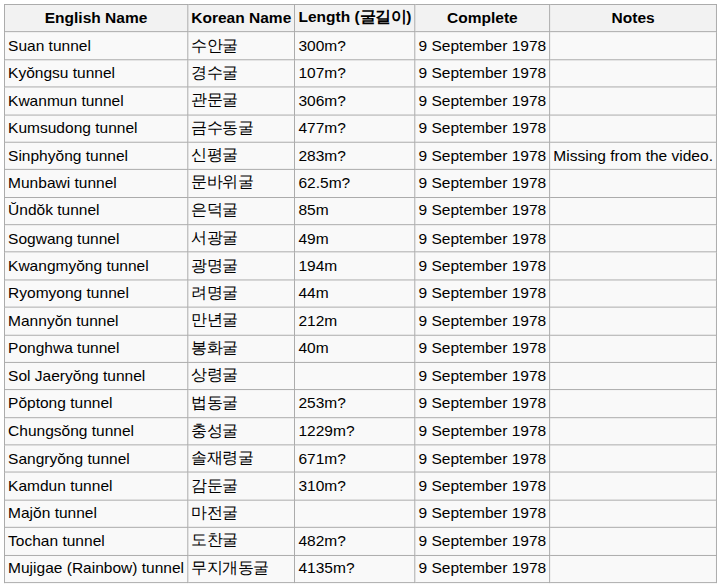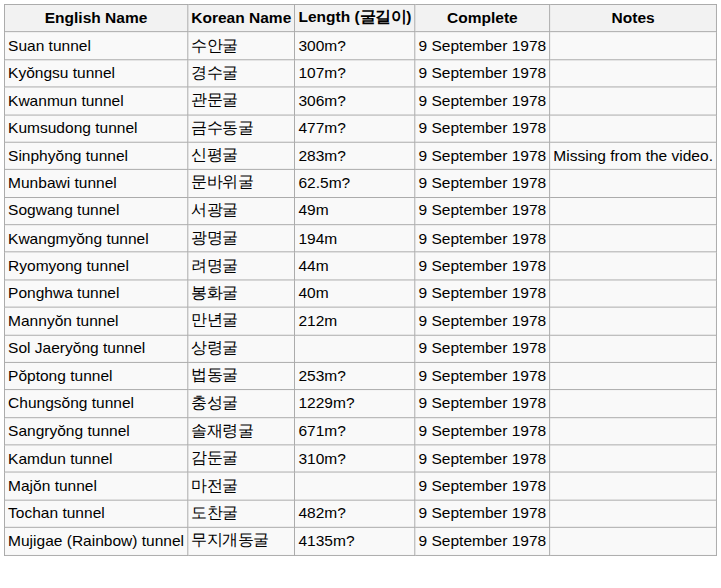- row: (54, 210)
rows swapped: (63, 321) <-> (64, 348)
